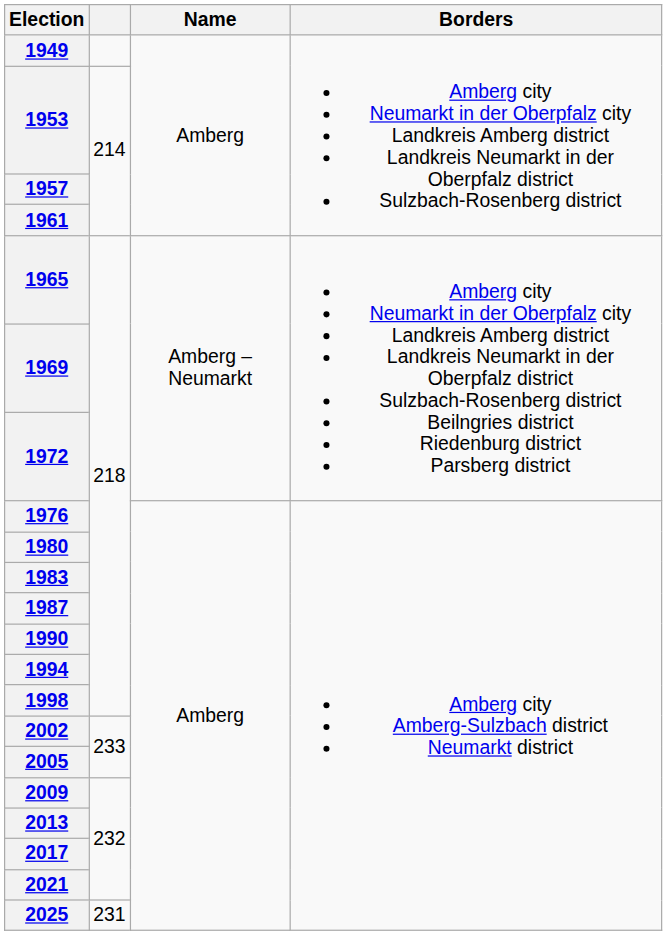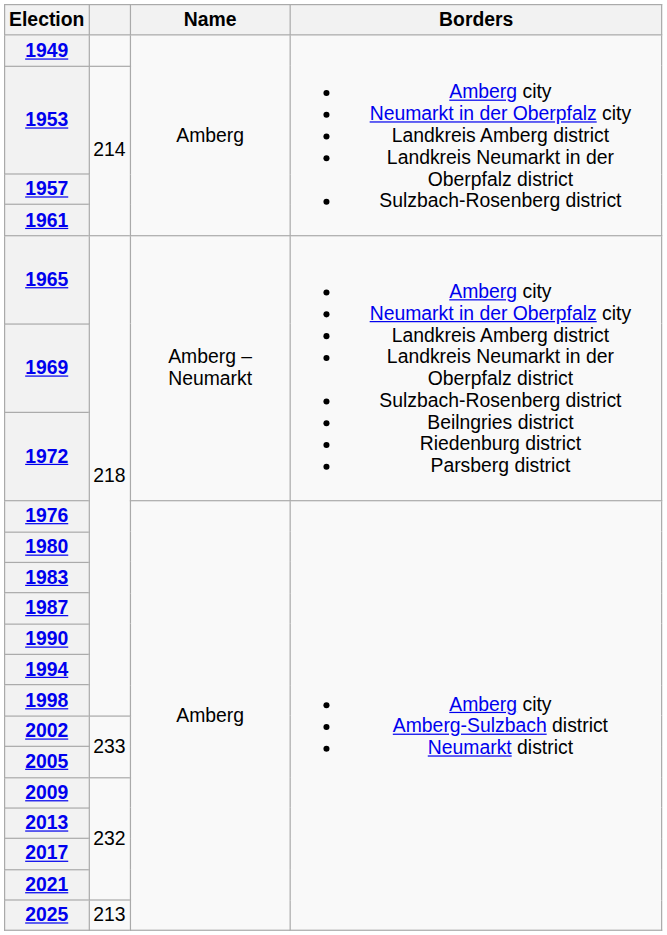(109, 915) 231 -> (109, 915) 213
